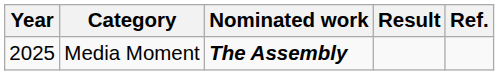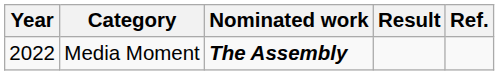(32, 53) 2025 -> (32, 53) 2022
